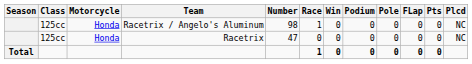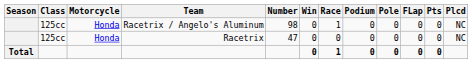columns swapped: (312, 11) <-> (333, 11)
